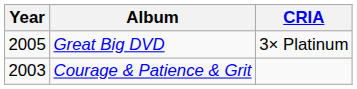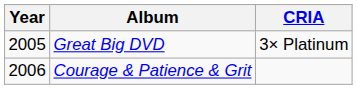(27, 71) 2003 -> (27, 71) 2006
